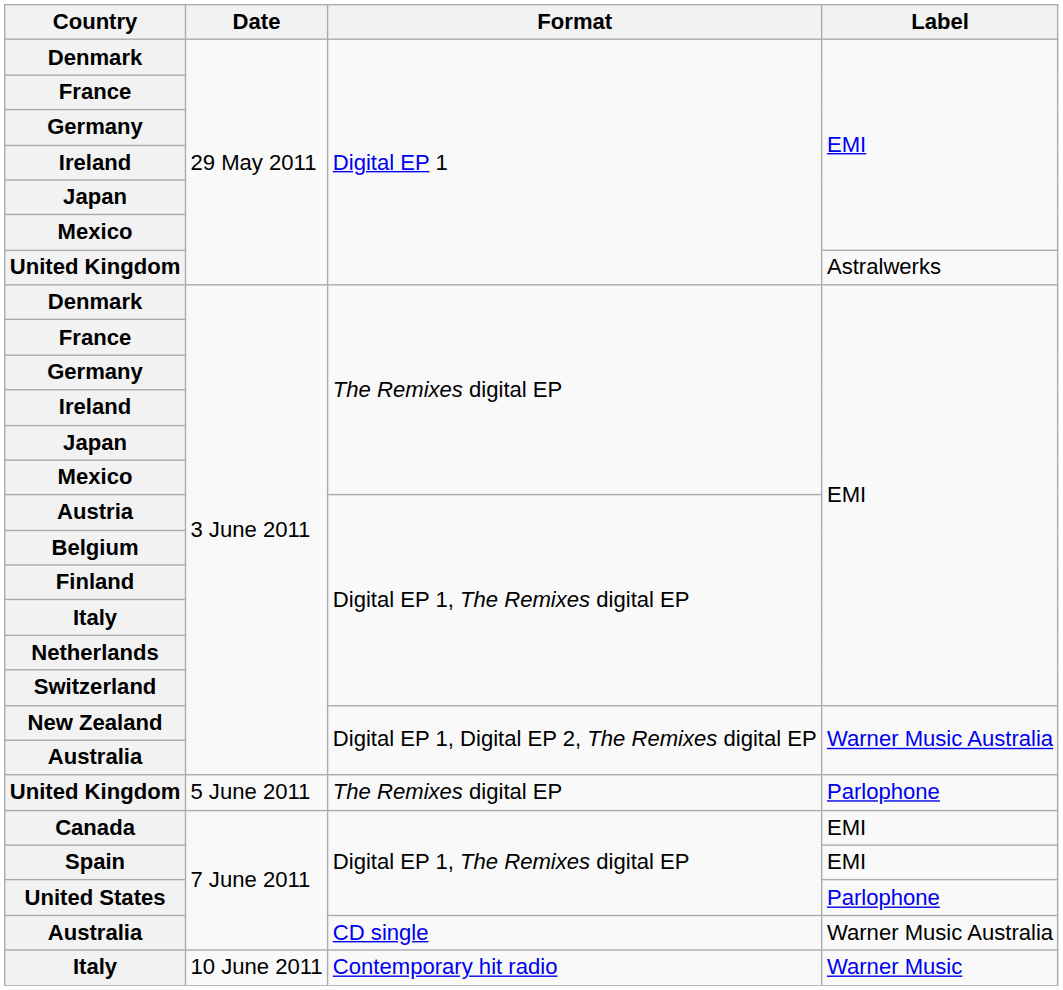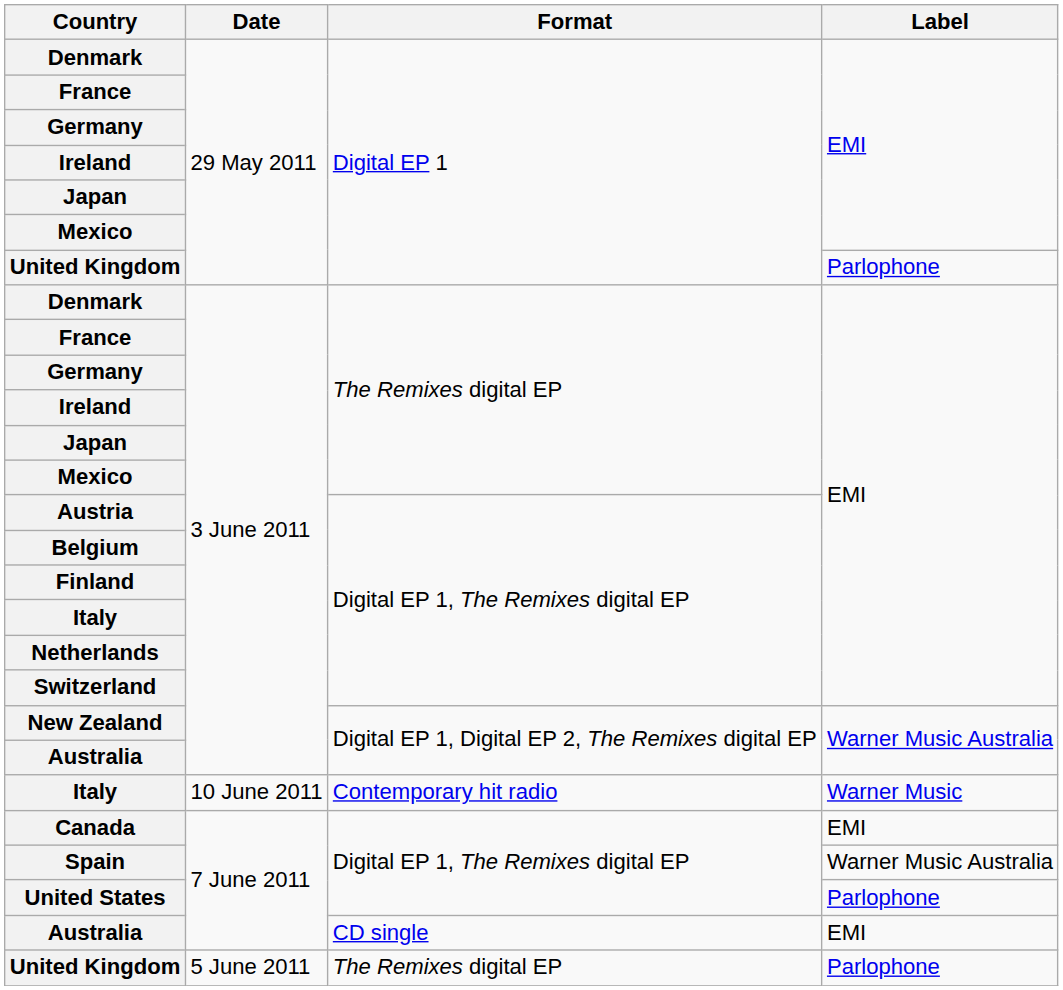(884, 267) Astralwerks -> (883, 267) Parlophone
rows swapped: (95, 792) <-> (95, 967)
(847, 862) EMI -> (940, 862) Warner Music Australia
(940, 932) Warner Music Australia -> (847, 932) EMI
